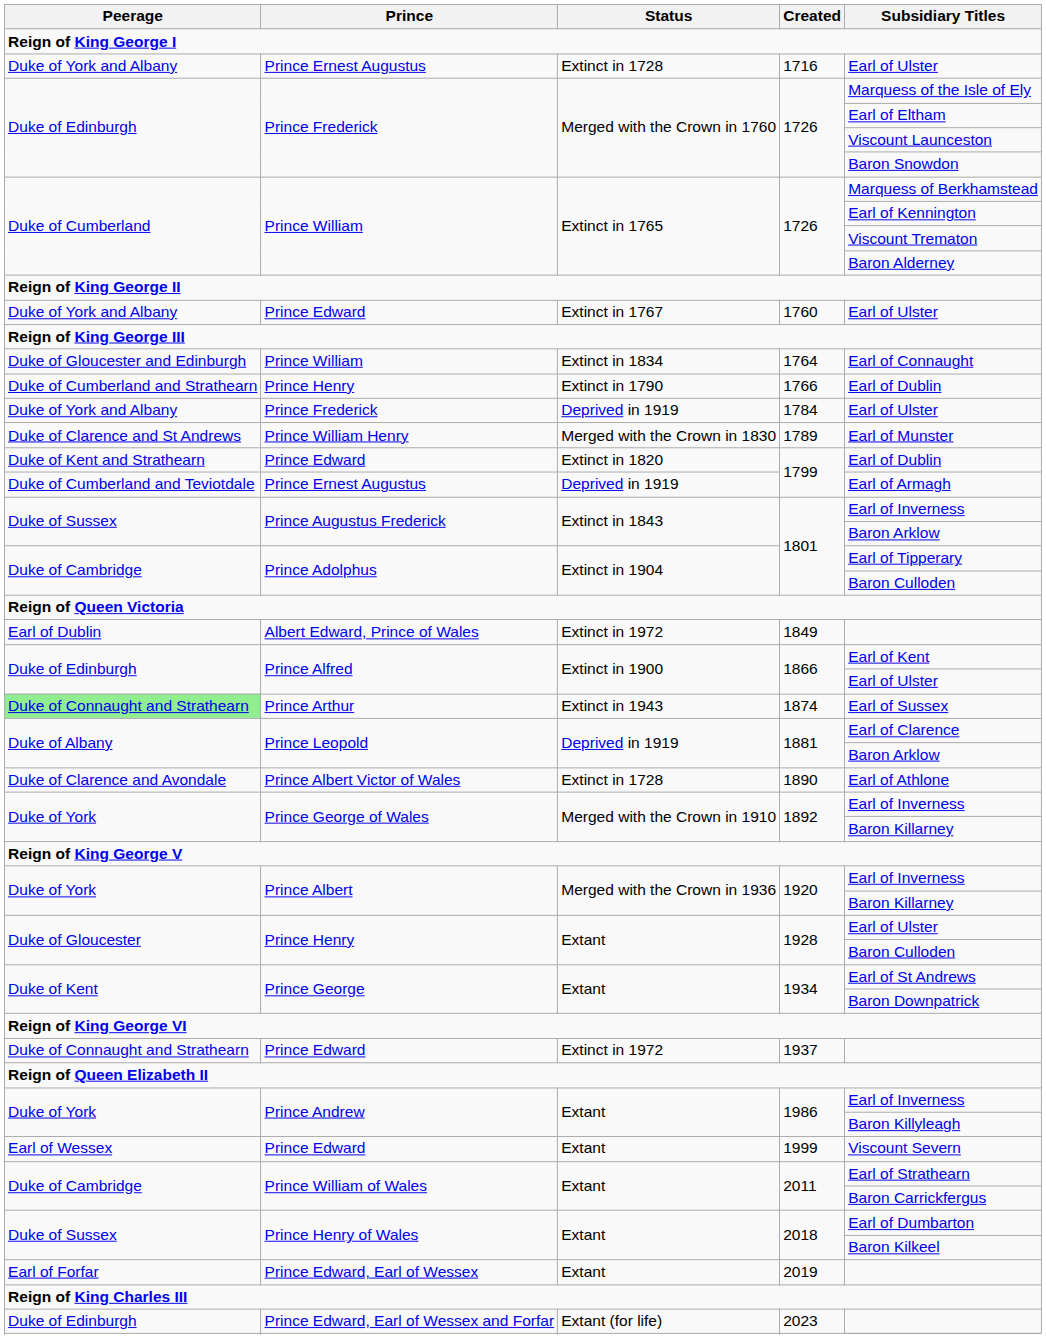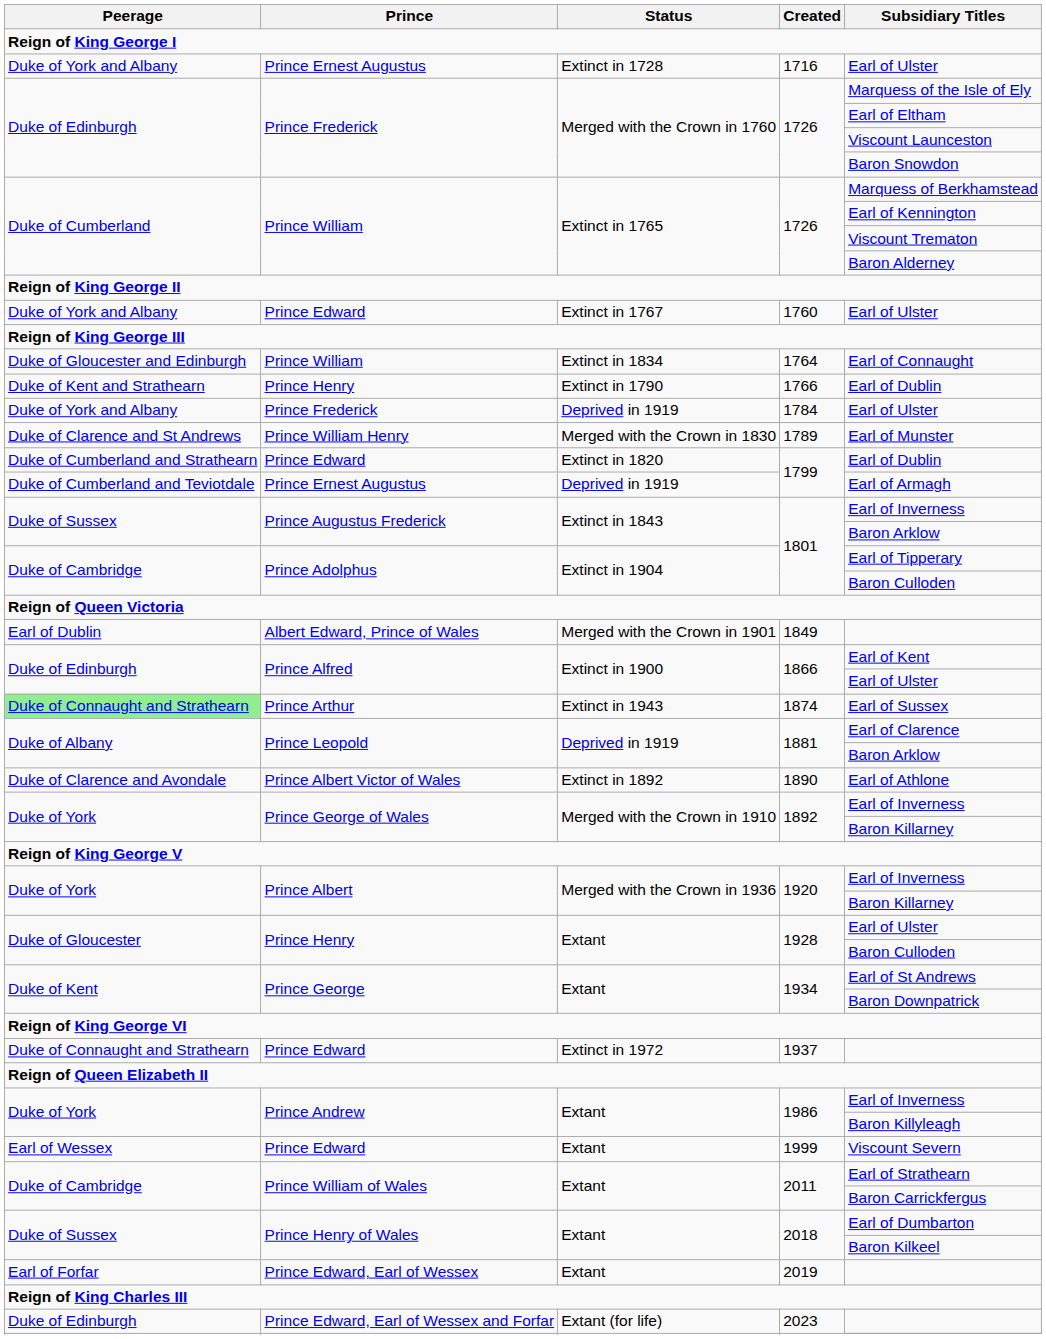(133, 386) Duke of Cumberland and Strathearn -> (106, 386) Duke of Kent and Strathearn
(106, 459) Duke of Kent and Strathearn -> (133, 459) Duke of Cumberland and Strathearn
(612, 632) Extinct in 1972 -> (669, 632) Merged with the Crown in 1901
(612, 779) Extinct in 1728 -> (612, 779) Extinct in 1892
